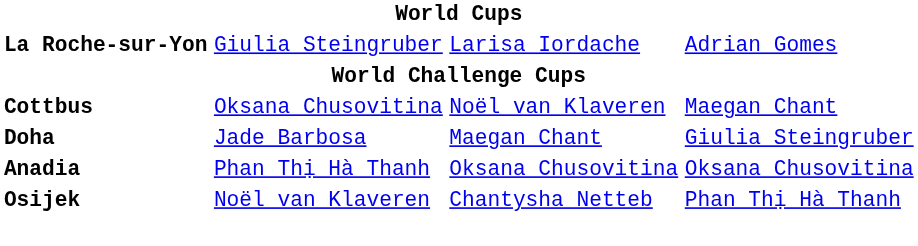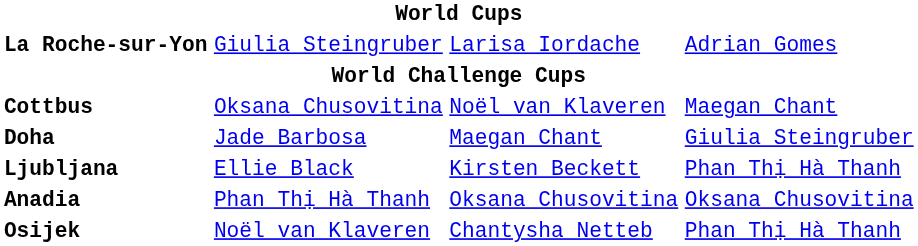+ row: (61, 169)
